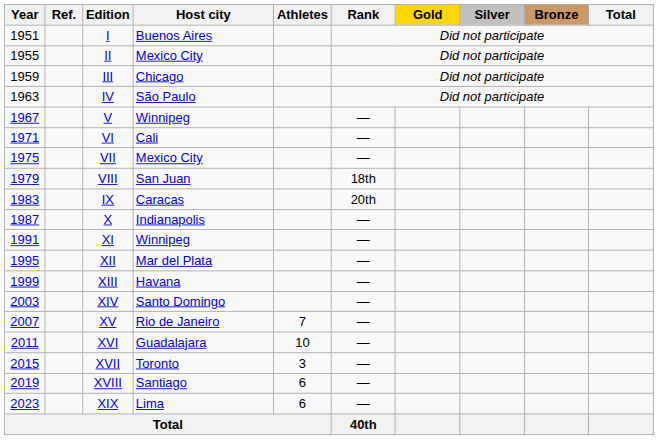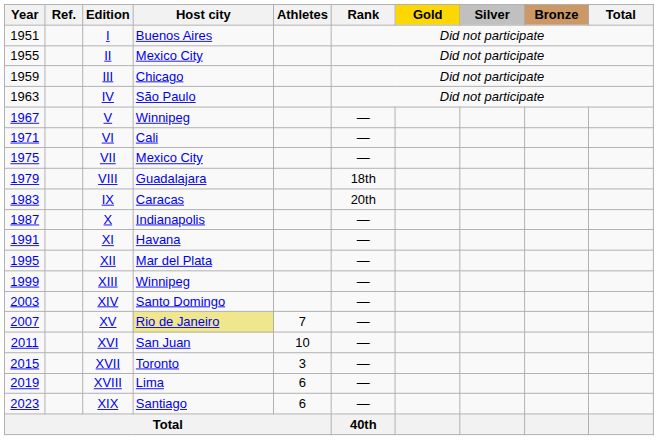(163, 179) San Juan -> (171, 179) Guadalajara
(163, 240) Winnipeg -> (158, 240) Havana
(158, 281) Havana -> (163, 281) Winnipeg
(178, 322) no background -> (178, 322) khaki background
(171, 343) Guadalajara -> (163, 343) San Juan
(161, 384) Santiago -> (150, 384) Lima
(150, 404) Lima -> (161, 404) Santiago
